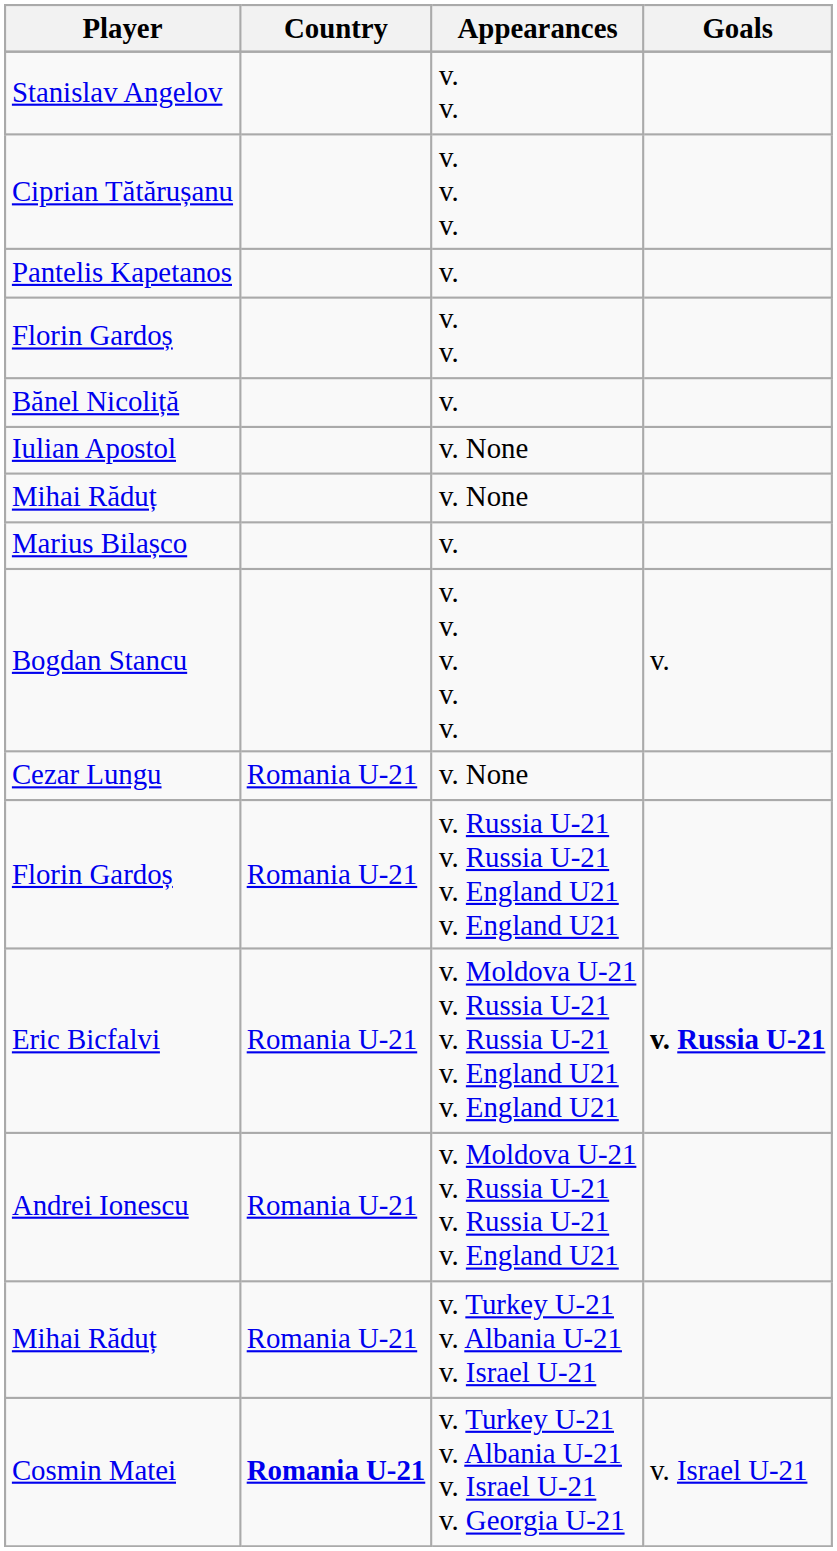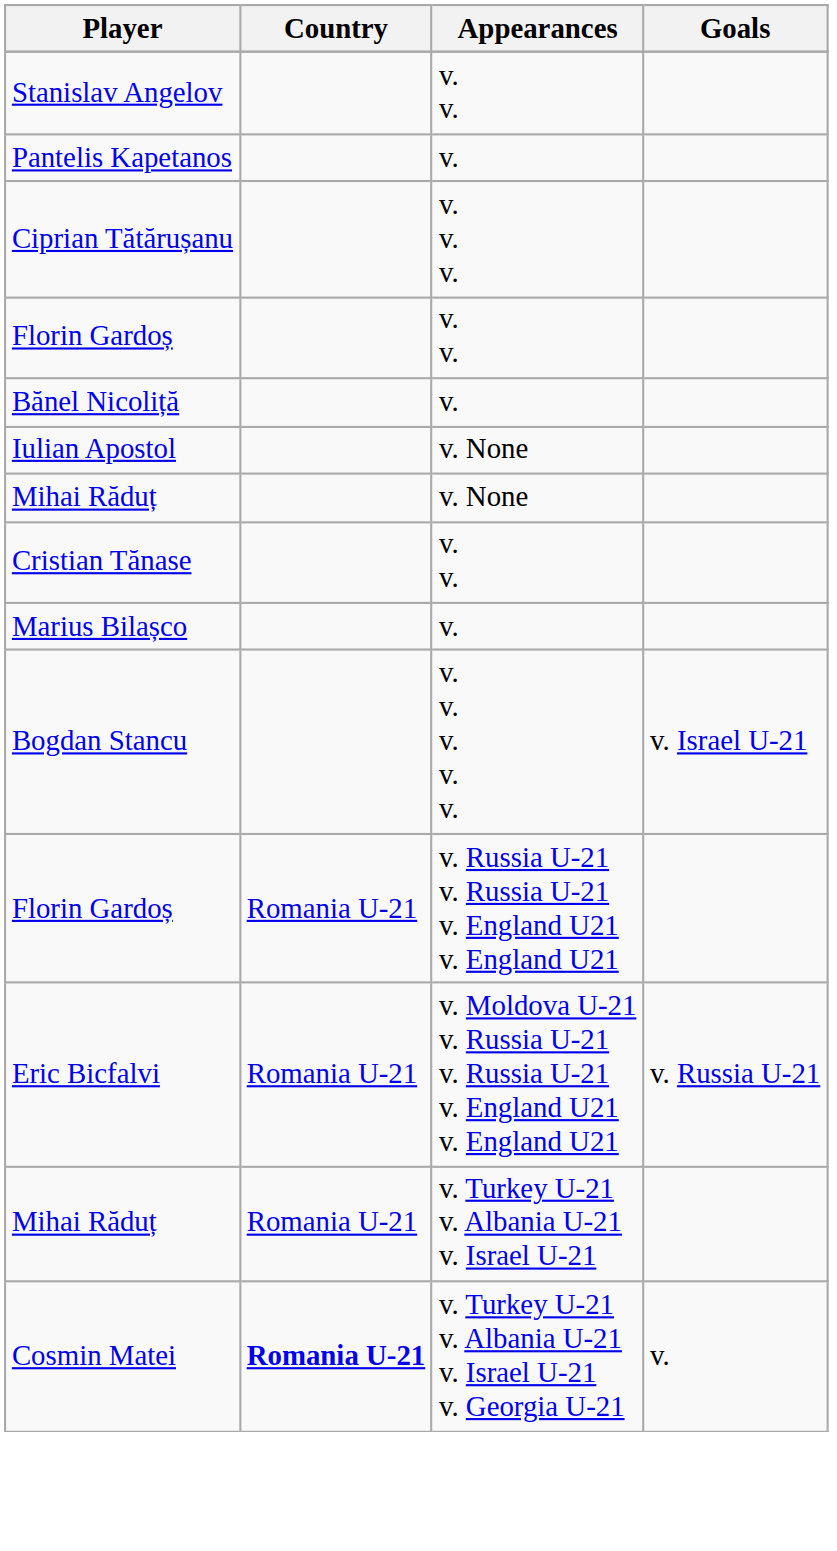rows swapped: (122, 272) <-> (122, 190)
+ row: (102, 561)
(660, 659) v. -> (729, 740) v. Israel U-21
- row: (87, 774)
(738, 1039) bold -> (735, 1073) normal
- row: (100, 1205)
(729, 1470) v. Israel U-21 -> (660, 1355) v.
